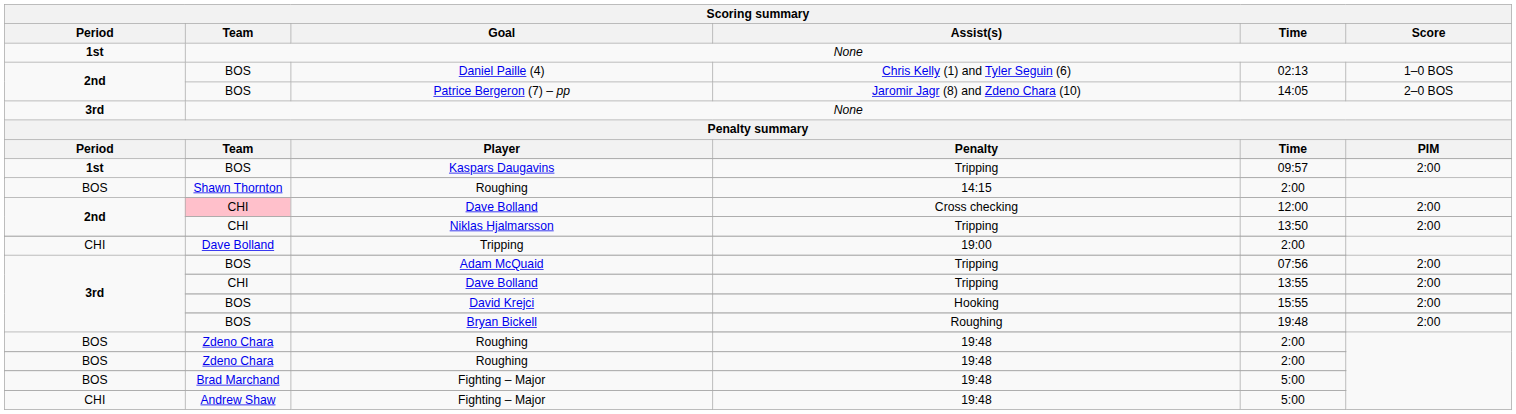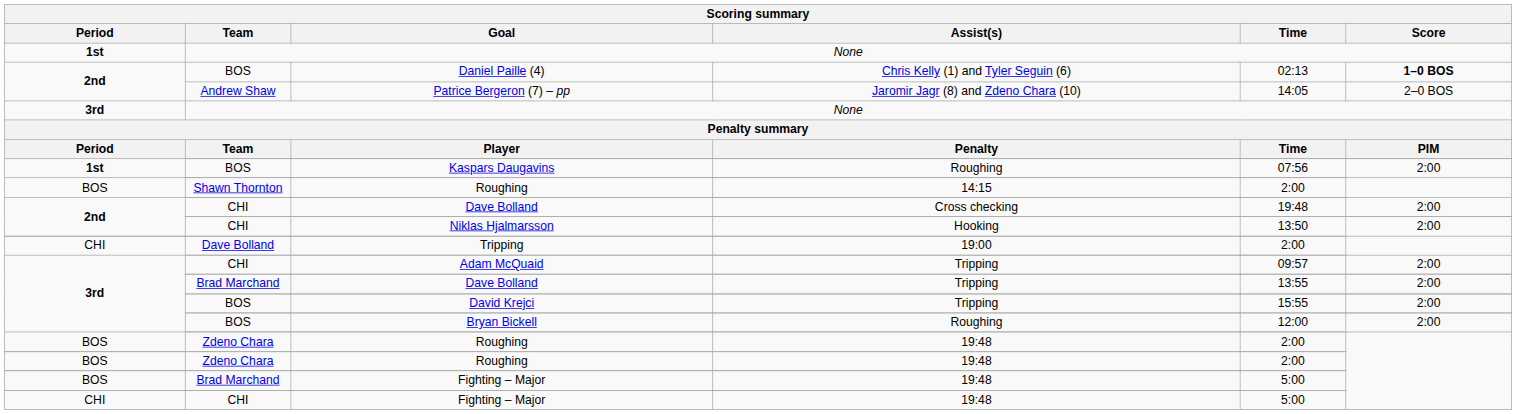(1429, 71) normal -> (1429, 71) bold
(238, 91) BOS -> (238, 91) Andrew Shaw
(976, 168) Tripping -> (976, 168) Roughing
(1293, 168) 09:57 -> (1293, 168) 07:56
(238, 206) pink background -> (238, 206) no background
(1293, 206) 12:00 -> (1293, 206) 19:48
(976, 226) Tripping -> (976, 226) Hooking
(238, 264) BOS -> (238, 264) CHI
(1293, 264) 07:56 -> (1293, 264) 09:57
(238, 284) CHI -> (238, 284) Brad Marchand
(976, 303) Hooking -> (976, 303) Tripping
(1293, 322) 19:48 -> (1293, 322) 12:00
(238, 399) Andrew Shaw -> (238, 399) CHI
